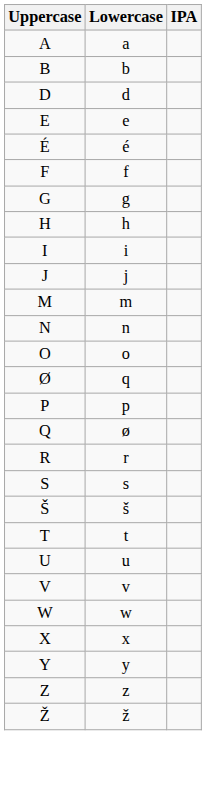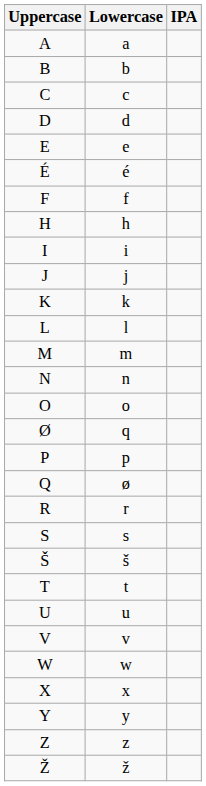+ row: (45, 95)
- row: (45, 198)
+ row: (45, 302)
+ row: (45, 328)
